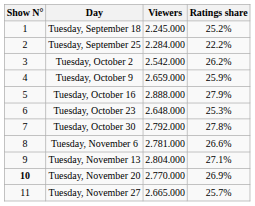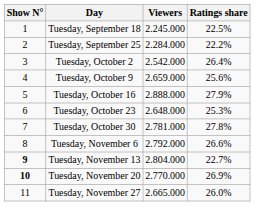(219, 29) 25.2% -> (219, 29) 22.5%
(219, 62) 26.2% -> (219, 62) 26.4%
(219, 78) 25.9% -> (219, 78) 25.6%
(165, 127) 2.792.000 -> (165, 127) 2.781.000
(165, 144) 2.781.000 -> (165, 144) 2.792.000
(25, 160) normal -> (25, 160) bold
(219, 160) 27.1% -> (219, 160) 22.7%
(219, 193) 25.7% -> (219, 193) 26.0%
